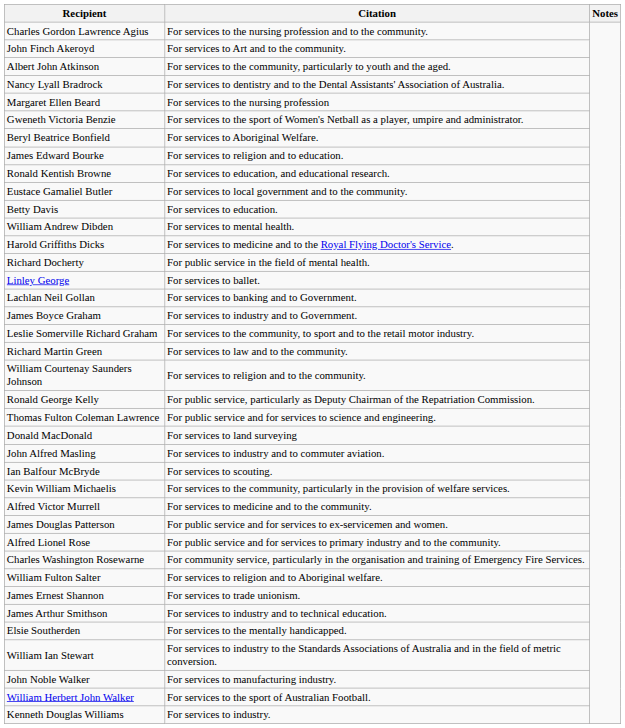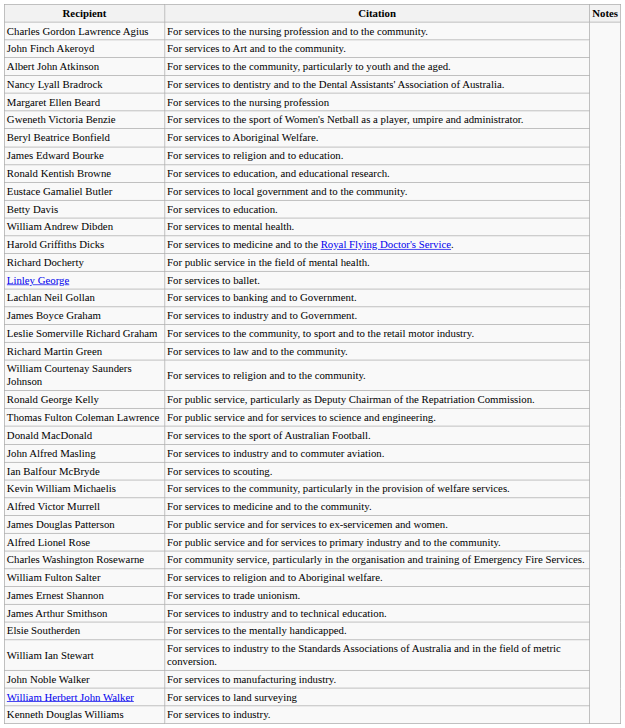(232, 435) For services to land surveying -> (269, 435) For services to the sport of Australian Football.
(269, 697) For services to the sport of Australian Football. -> (232, 697) For services to land surveying
